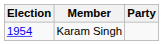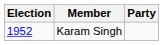(20, 31) 1954 -> (20, 31) 1952
